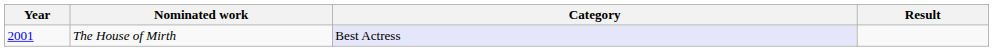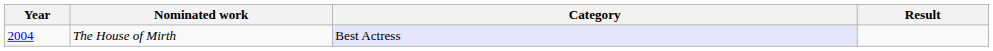(21, 35) 2001 -> (21, 35) 2004
